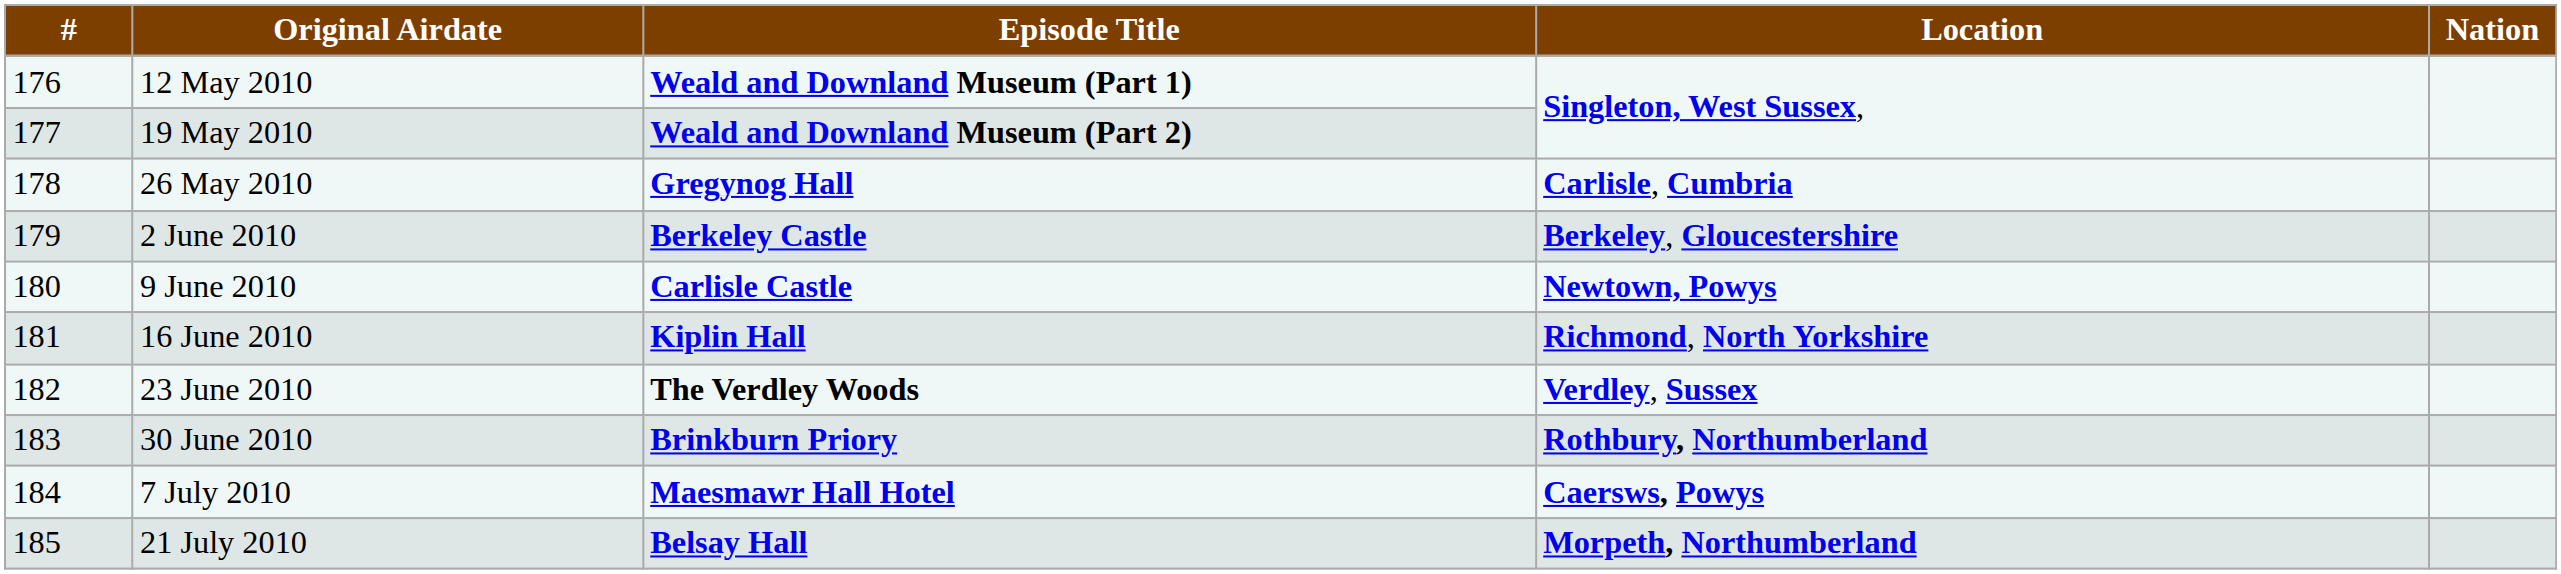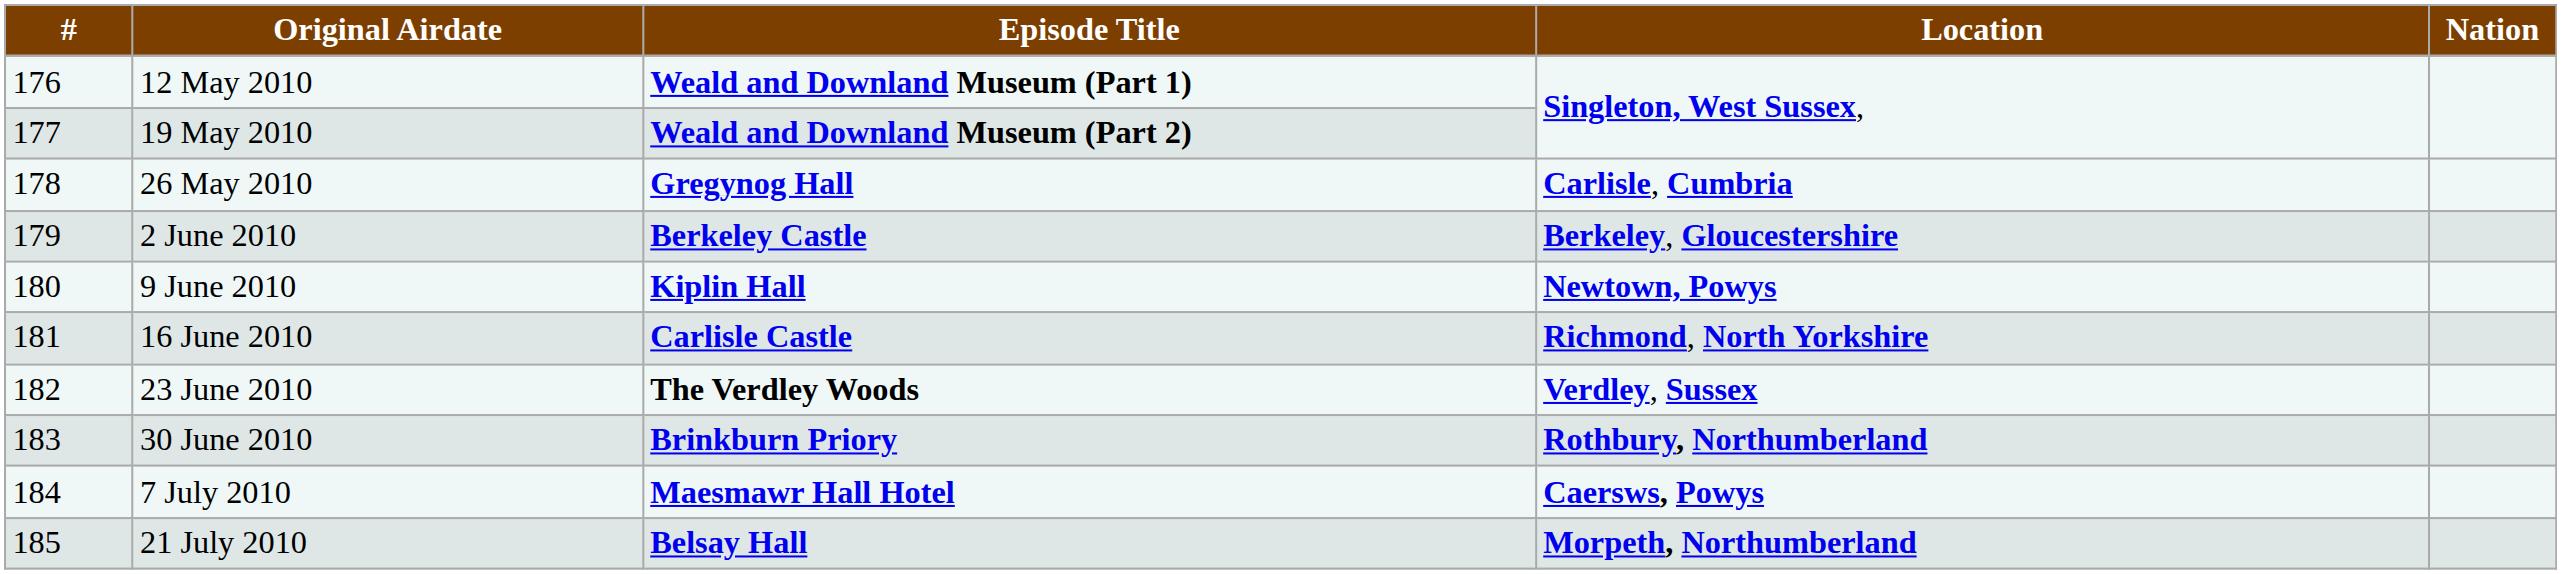(751, 286) Carlisle Castle -> (728, 286) Kiplin Hall
(728, 337) Kiplin Hall -> (751, 337) Carlisle Castle
